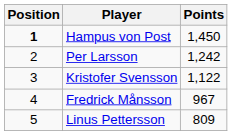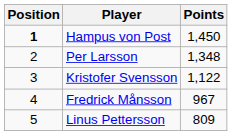(204, 57) 1,242 -> (204, 57) 1,348
